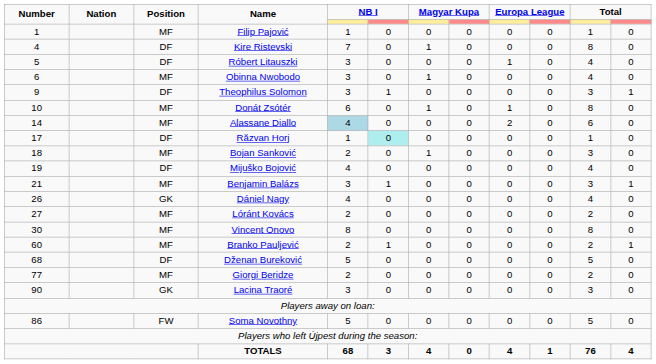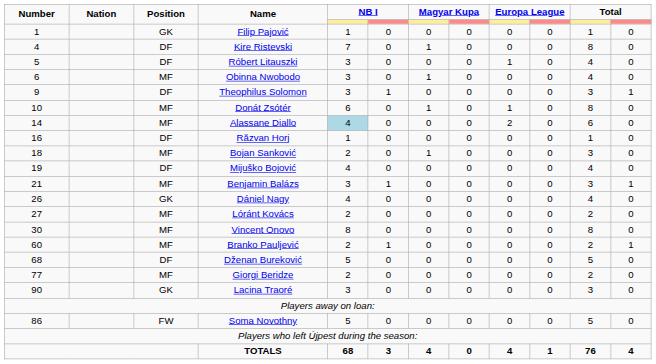(166, 31) MF -> (166, 31) GK
(37, 138) 17 -> (37, 138) 16
(388, 138) paleturquoise background -> (388, 138) no background
